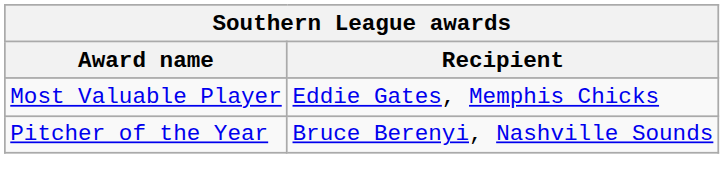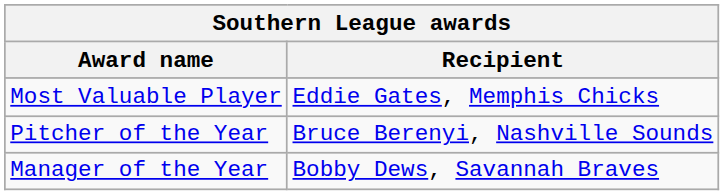+ row: (139, 171)
